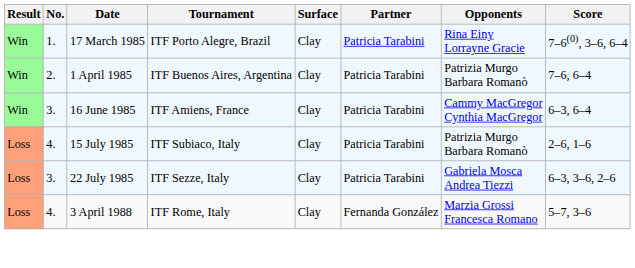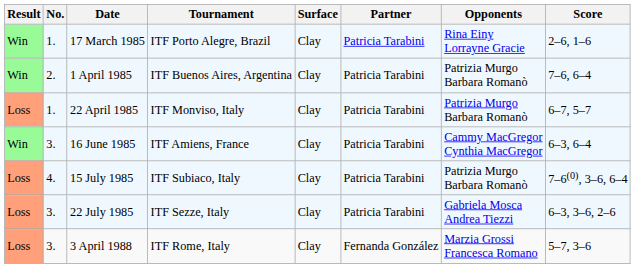(588, 40) 7–6(0), 3–6, 6–4 -> (570, 40) 2–6, 1–6
+ row: (104, 109)
(570, 143) 2–6, 1–6 -> (588, 177) 7–6(0), 3–6, 6–4
(51, 211) 4. -> (51, 245) 3.
